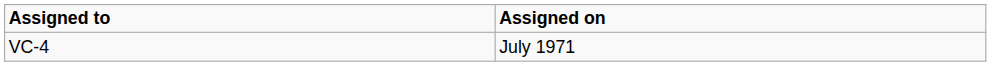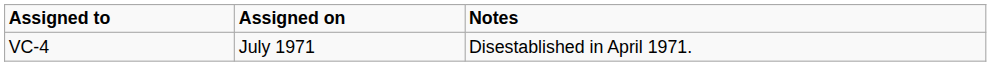+ column: (494, 18)
